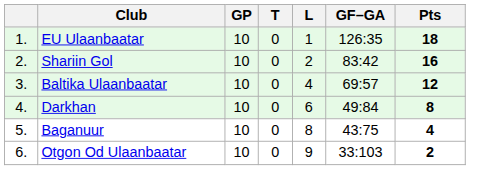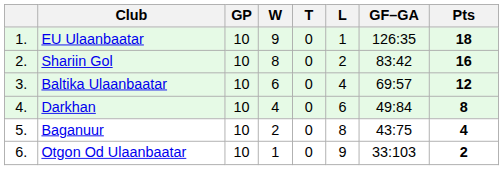+ column: (275, 15)
